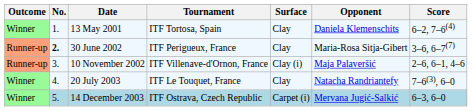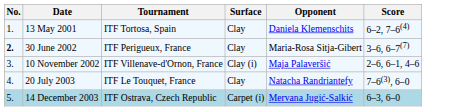- column: (27, 11)
